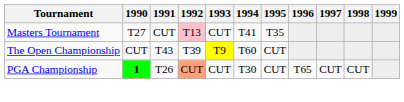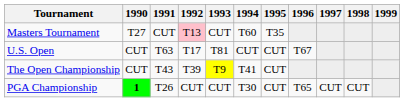(247, 32) T41 -> (247, 32) T60
+ row: (31, 51)
(247, 51) T60 -> (247, 69) T41
(192, 69) lightsalmon background -> (192, 88) no background
